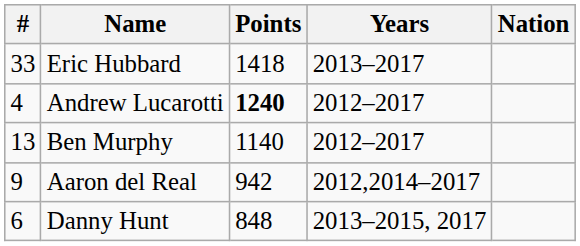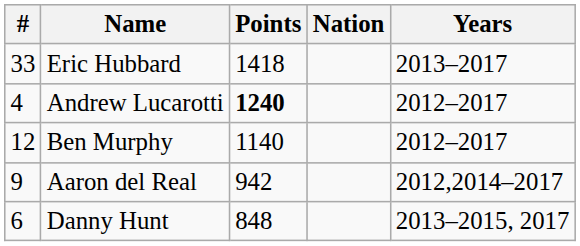columns swapped: (400, 24) <-> (534, 24)
(23, 142) 13 -> (23, 142) 12
